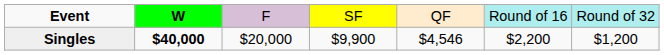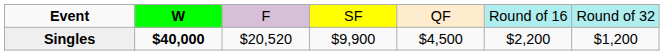(266, 39) $20,000 -> (266, 39) $20,520
(441, 39) $4,546 -> (441, 39) $4,500
